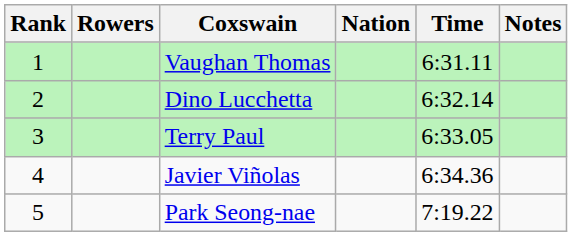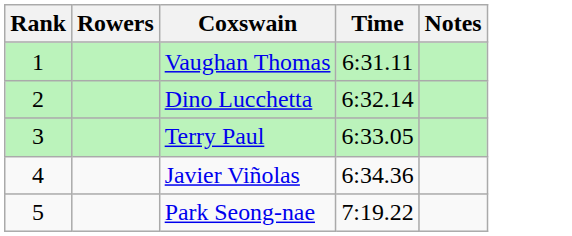- column: (376, 23)
